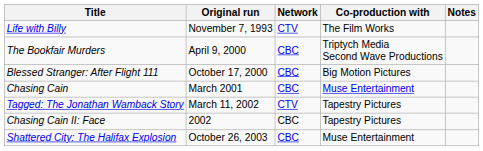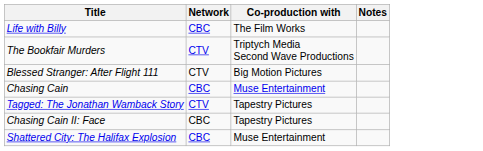- column: (231, 12)
(288, 28) CTV -> (199, 28) CBC
(288, 50) CBC -> (199, 50) CTV
(288, 72) CBC -> (199, 72) CTV
